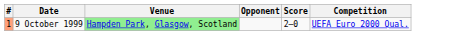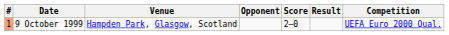+ column: (326, 11)
(162, 24) lightgreen background -> (162, 24) no background
